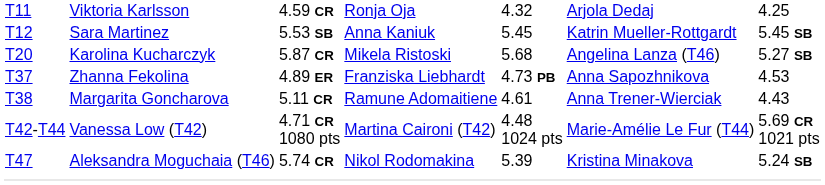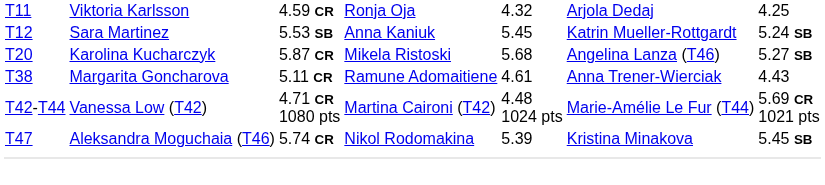(785, 32) 5.45 SB -> (785, 32) 5.24 SB
- row: (19, 76)
(785, 160) 5.24 SB -> (785, 138) 5.45 SB
